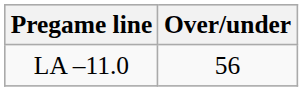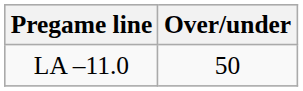(228, 65) 56 -> (228, 65) 50
